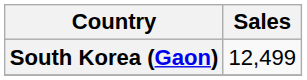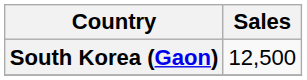(262, 57) 12,499 -> (262, 57) 12,500
